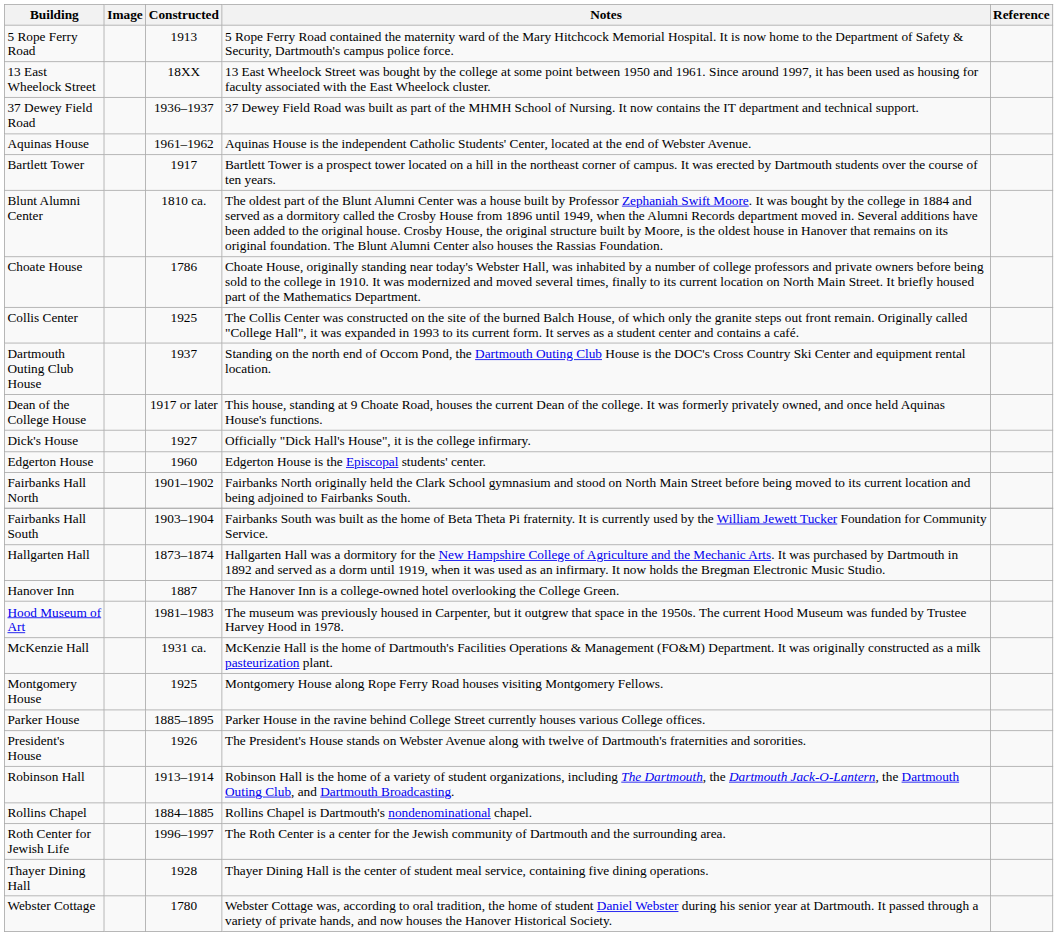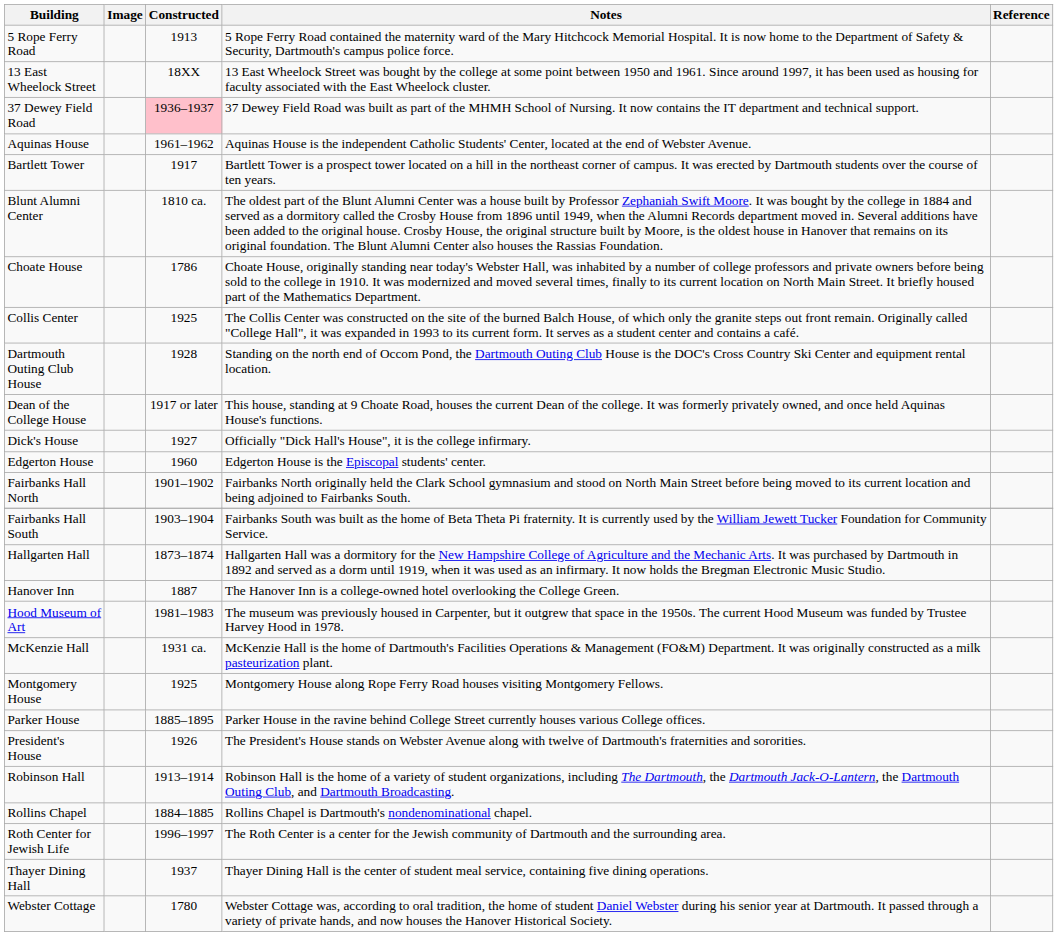(184, 108) no background -> (184, 108) pink background
(184, 353) 1937 -> (184, 353) 1928
(184, 870) 1928 -> (184, 870) 1937
